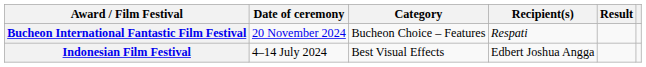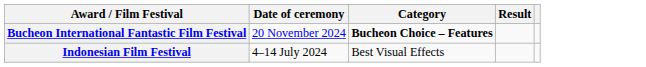- column: (543, 14)
(418, 33) normal -> (422, 33) bold
